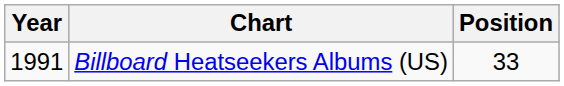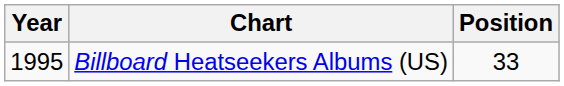(37, 61) 1991 -> (37, 61) 1995
